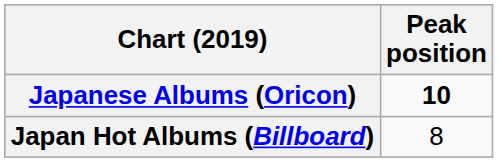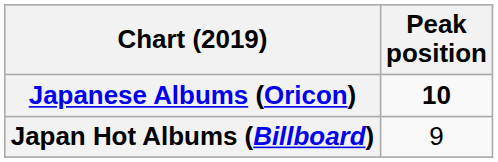(437, 136) 8 -> (437, 136) 9
